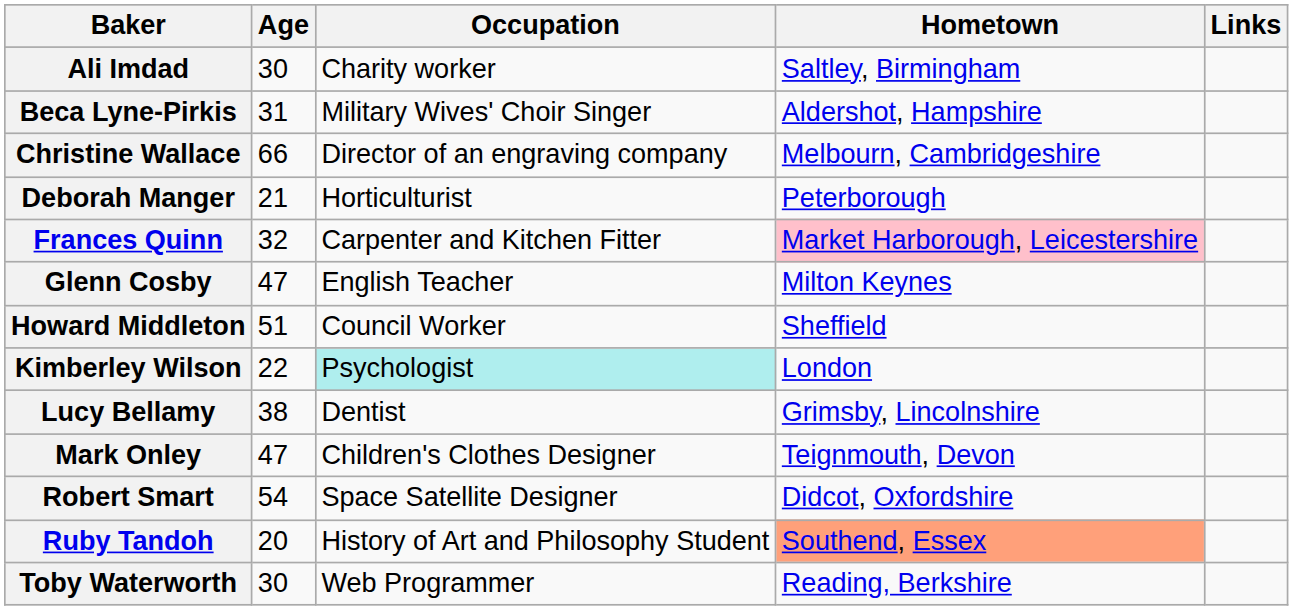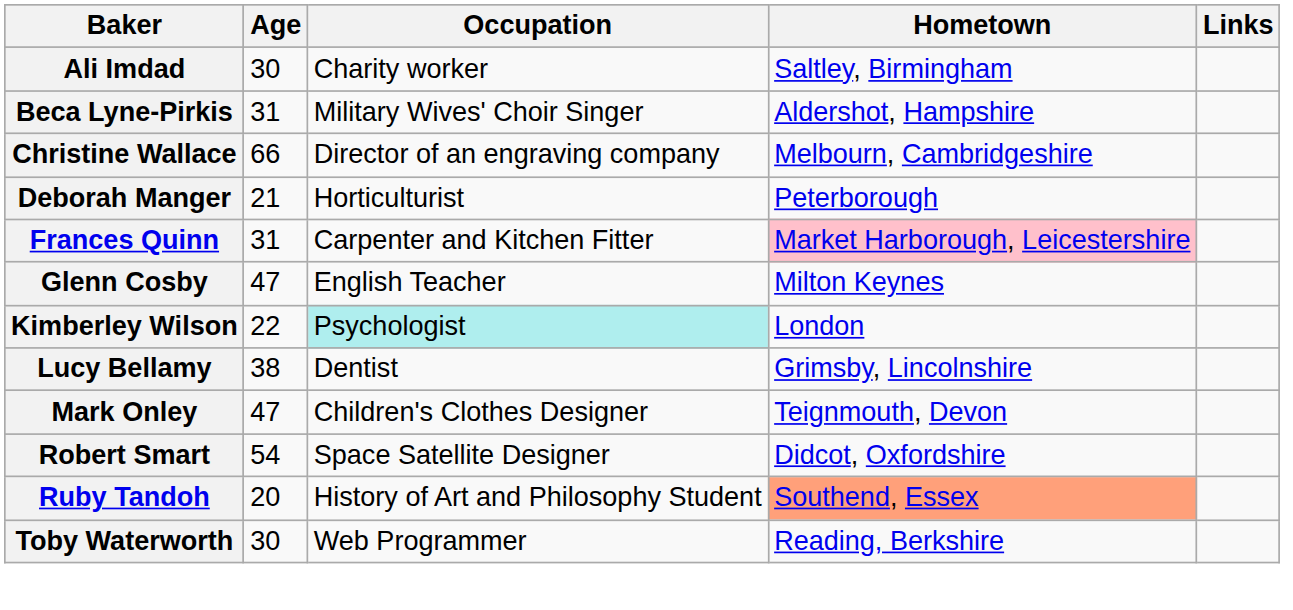(273, 240) 32 -> (265, 240) 31
- row: (128, 326)
